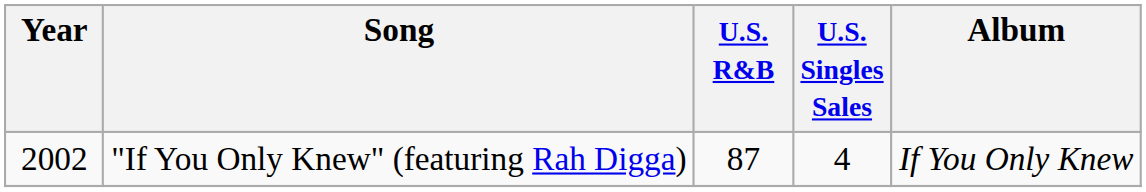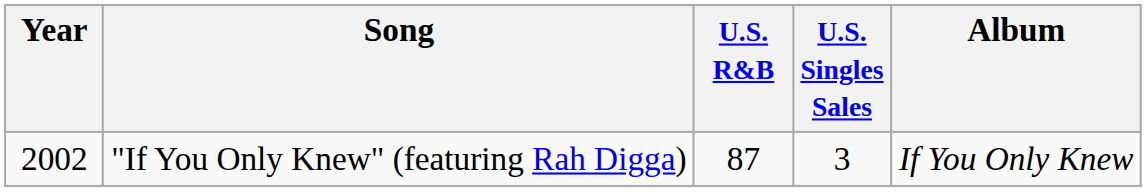(842, 158) 4 -> (842, 158) 3
